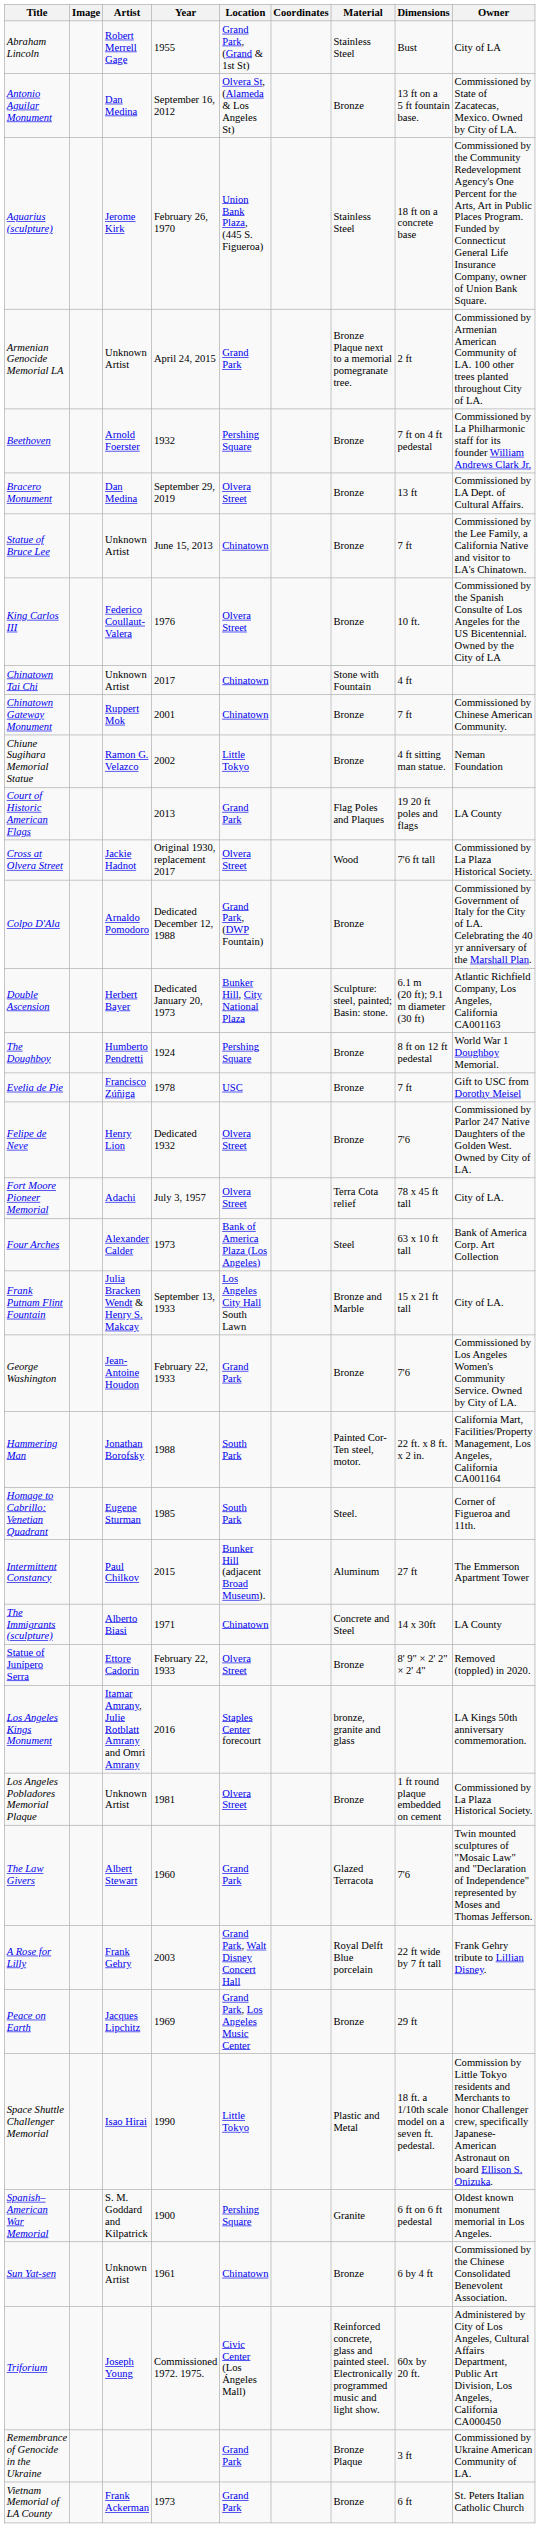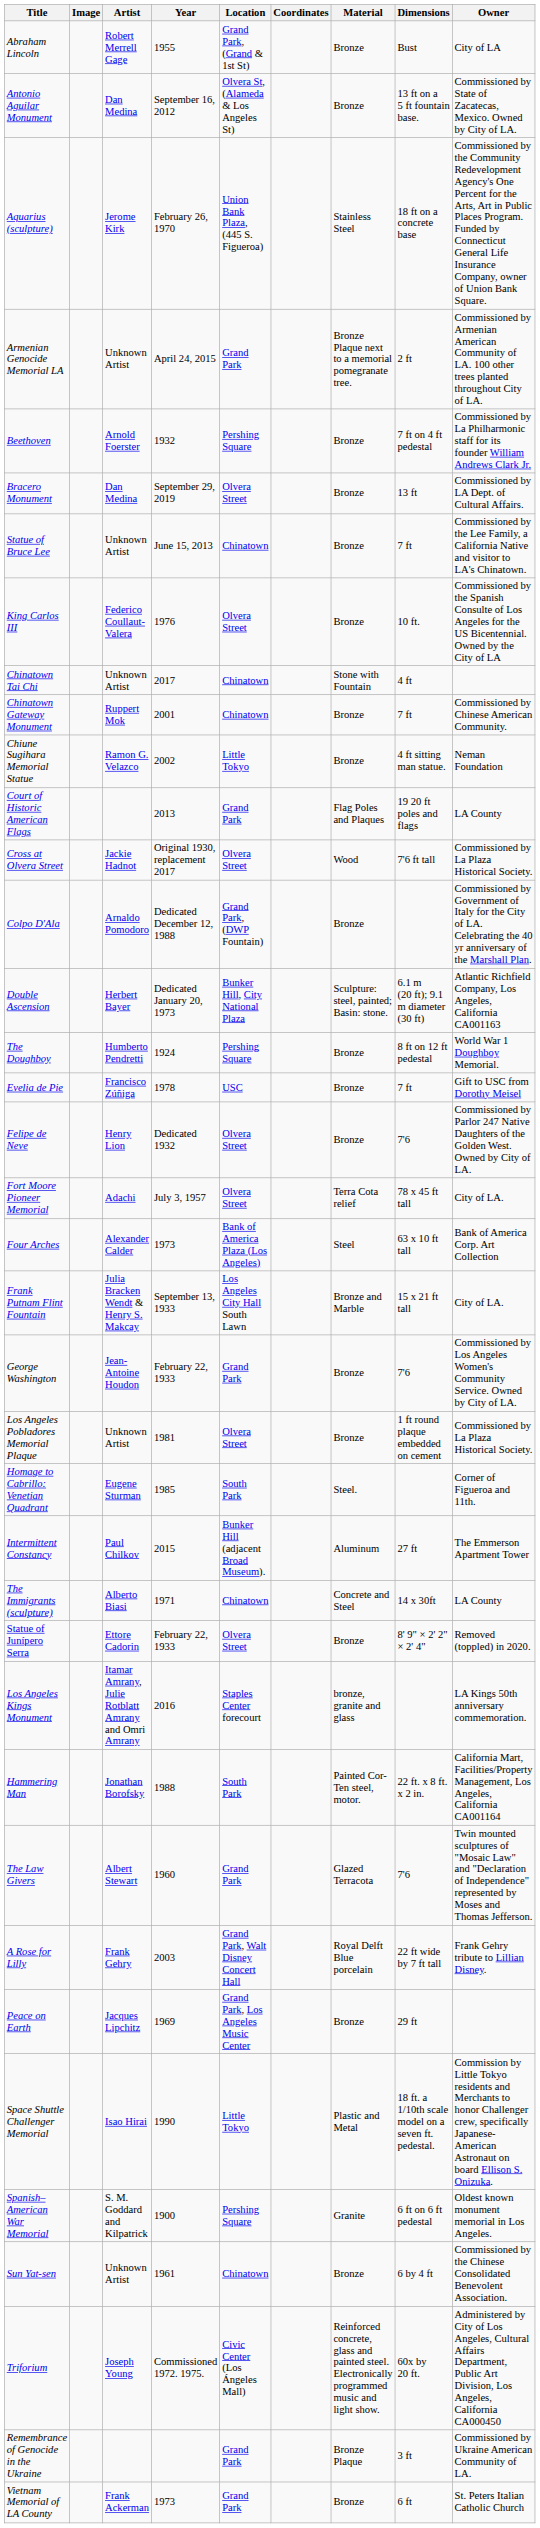(352, 47) Stainless Steel -> (349, 47) Bronze
rows swapped: (32, 1449) <-> (32, 1799)
